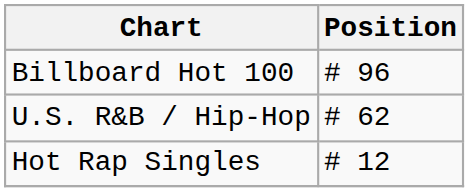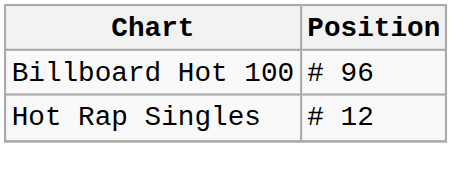- row: (161, 118)
